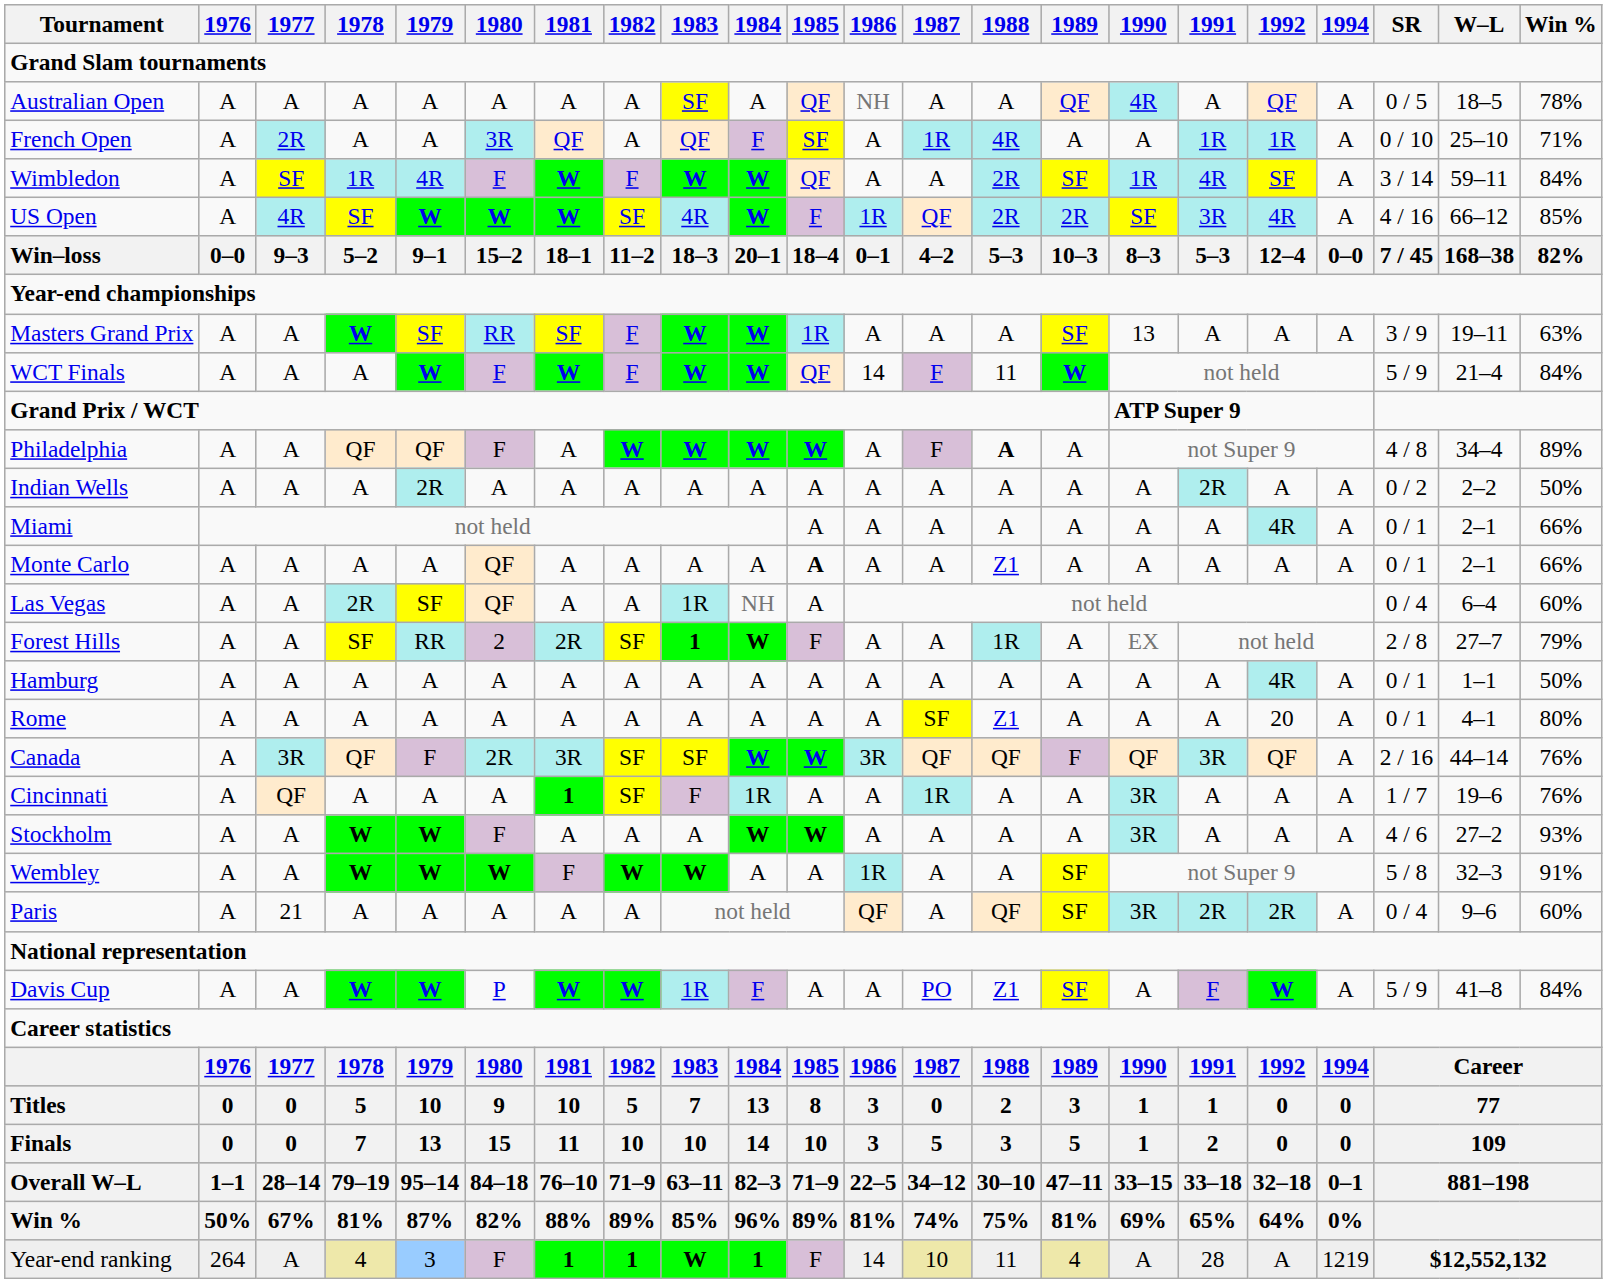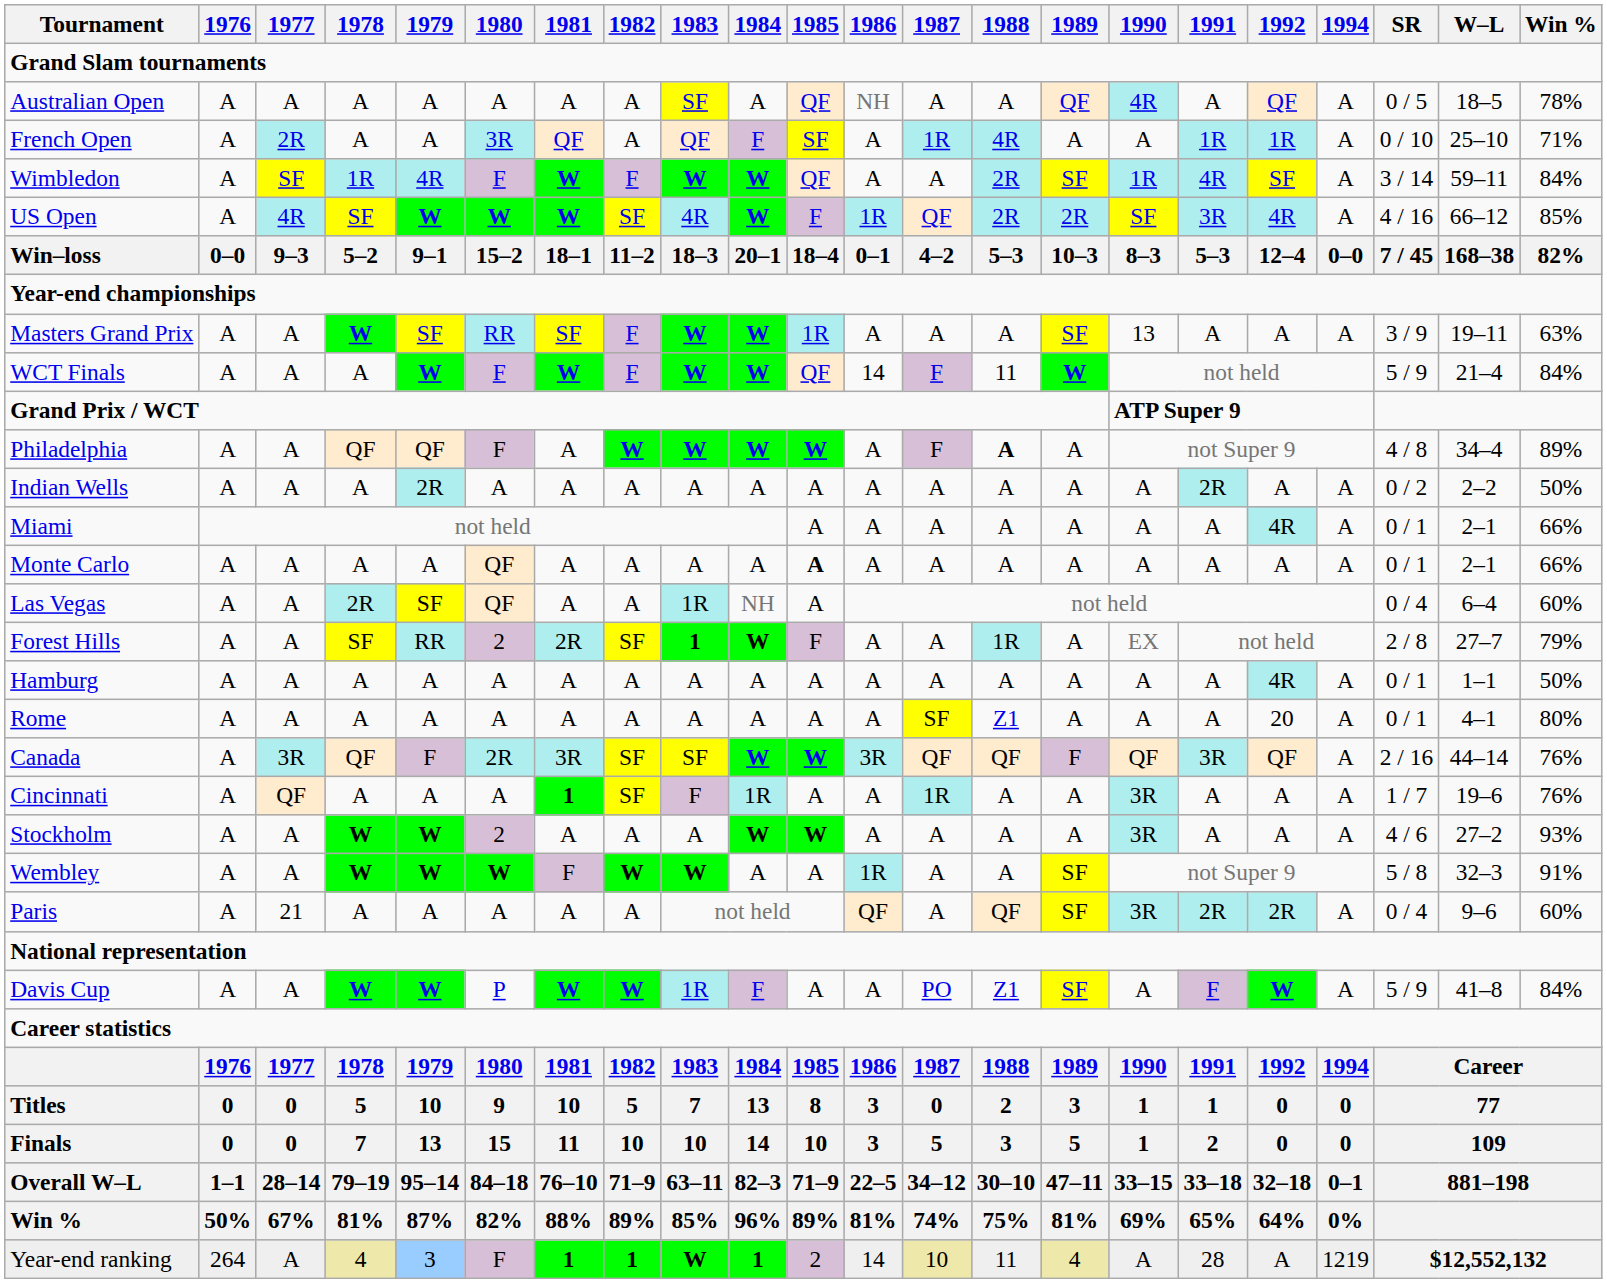(1006, 564) Z1 -> (1006, 564) A
(499, 834) F -> (499, 834) 2
(815, 1259) F -> (815, 1259) 2
